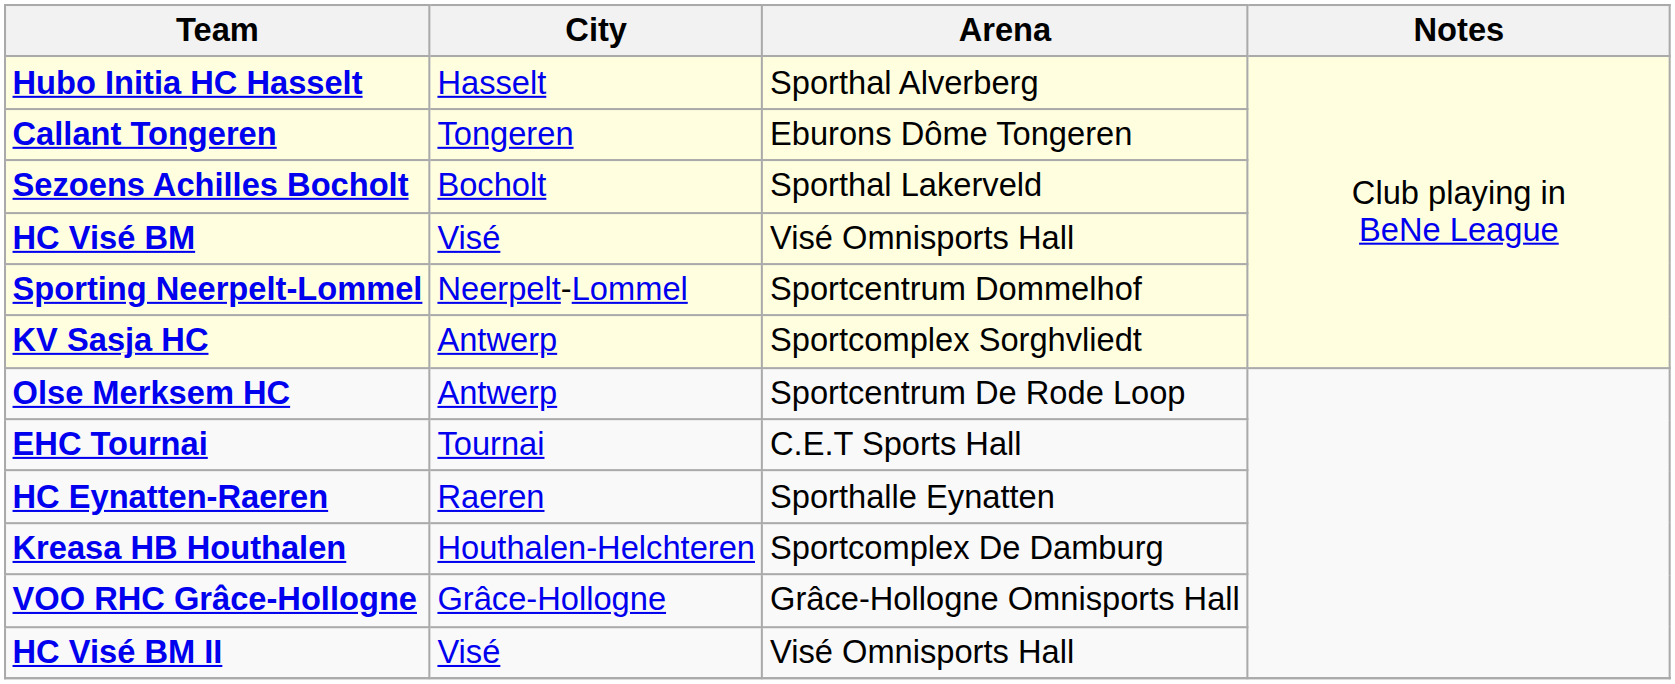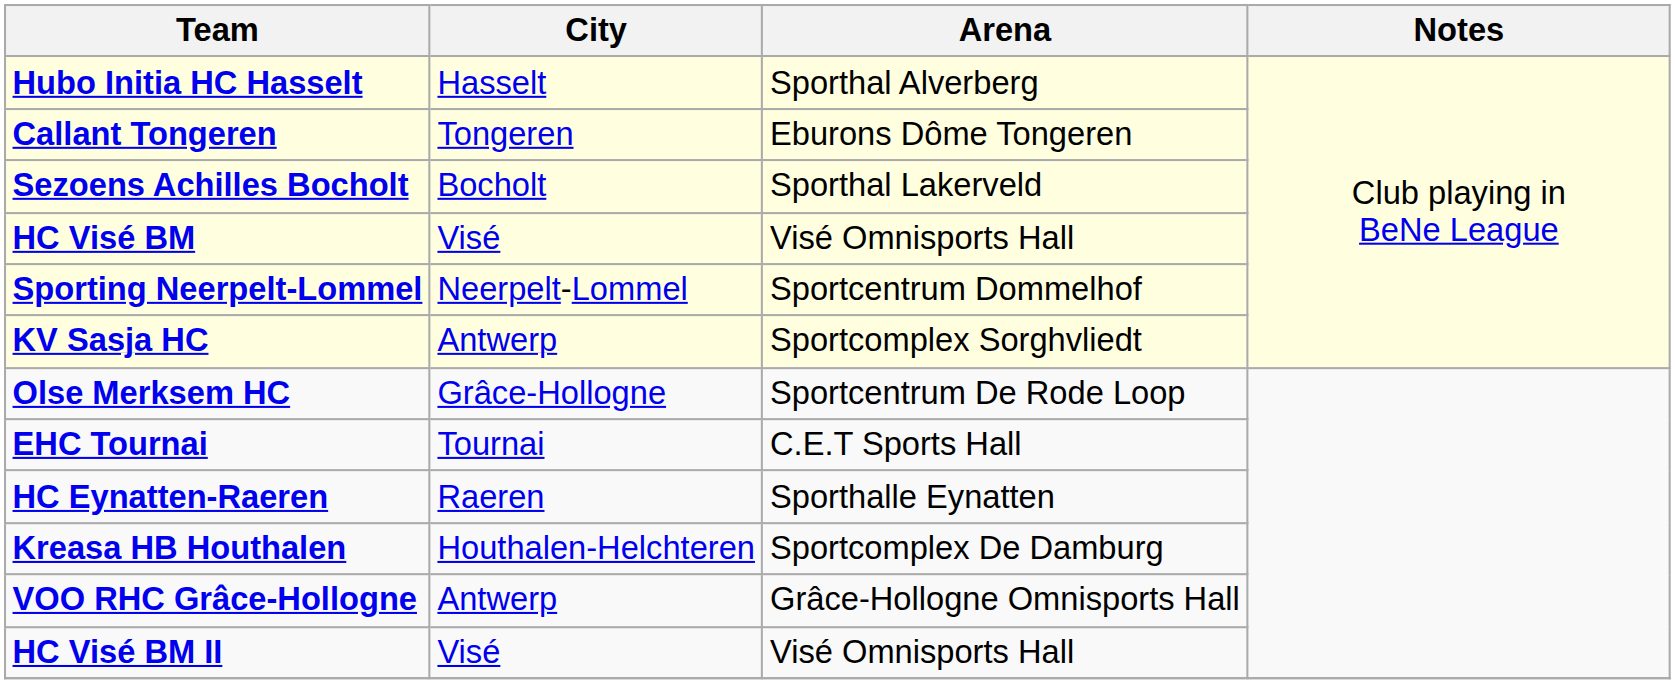(497, 392) Antwerp -> (552, 392) Grâce-Hollogne
(552, 599) Grâce-Hollogne -> (497, 599) Antwerp
